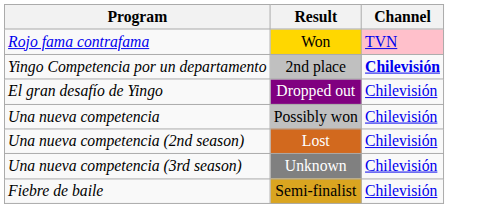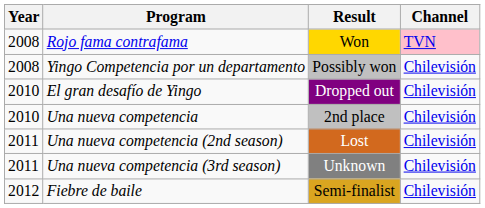+ column: (24, 16)
(316, 66) 2nd place -> (354, 66) Possibly won
(403, 66) bold -> (440, 66) normal
(316, 116) Possibly won -> (354, 116) 2nd place
